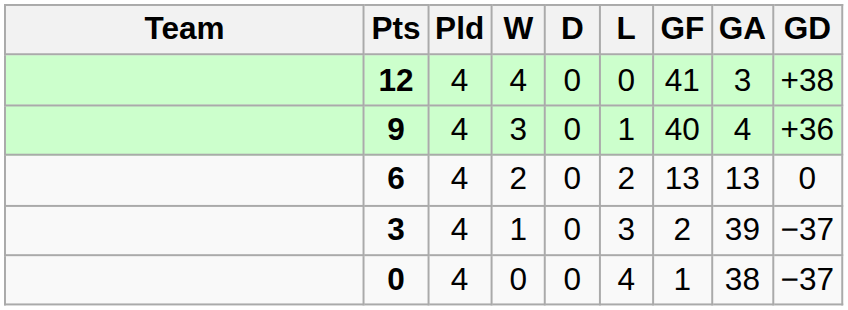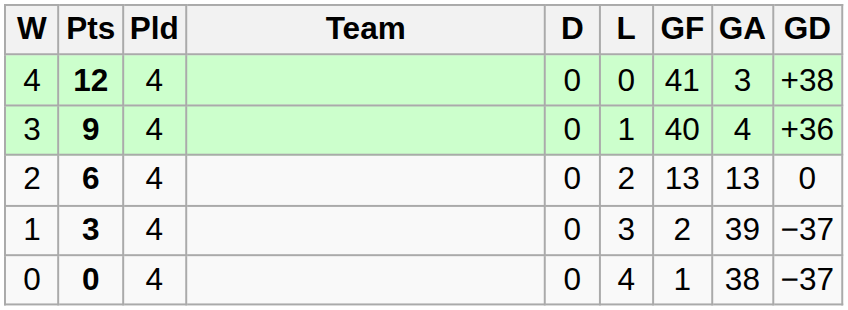columns swapped: (185, 29) <-> (518, 29)
